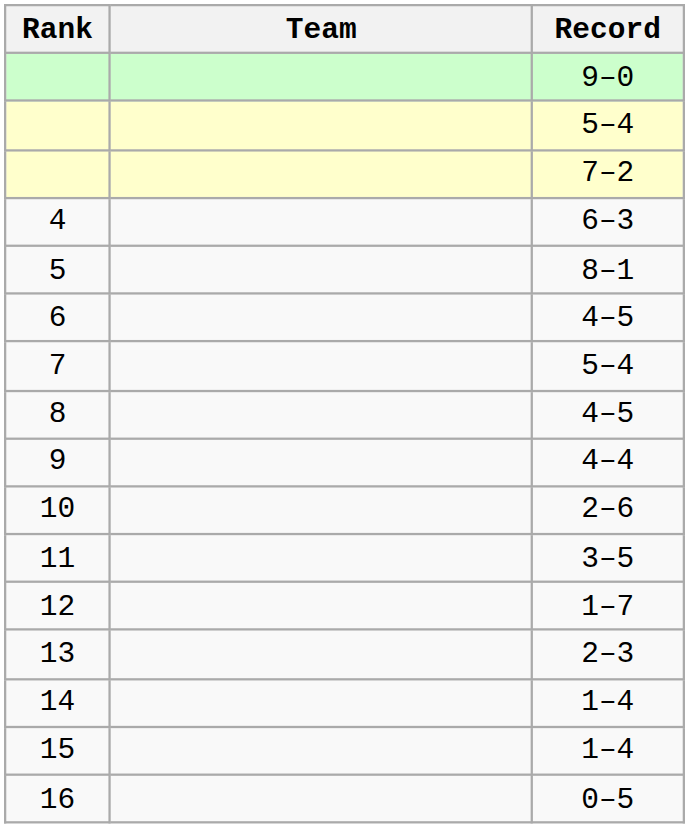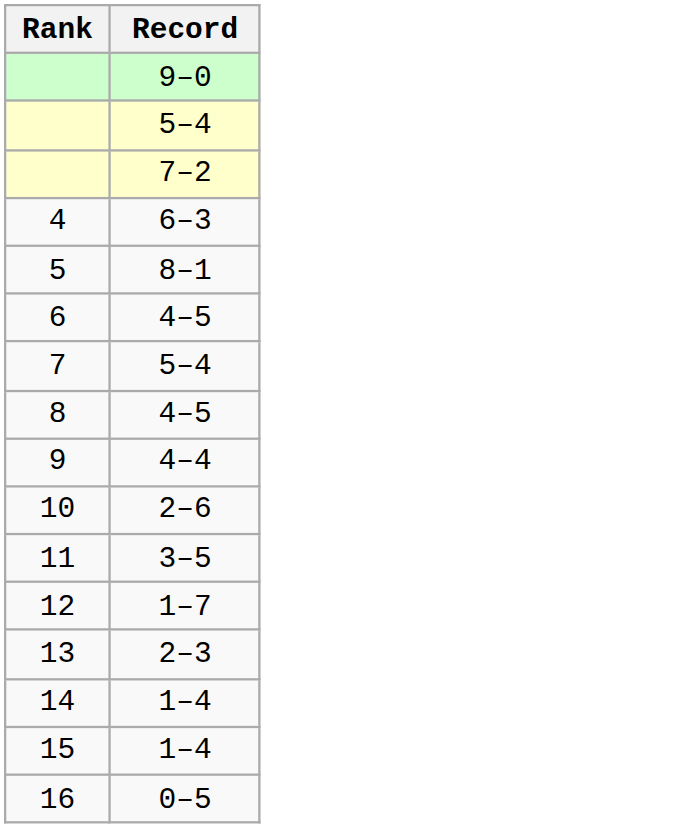- column: (321, 29)
